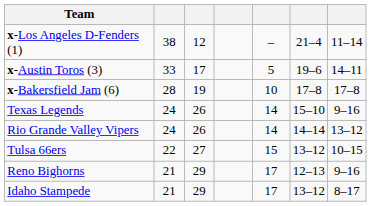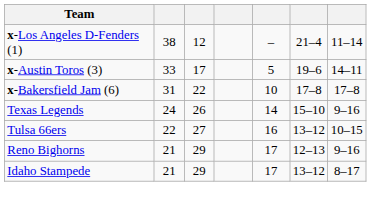(169, 89) 28 -> (169, 89) 31
(199, 89) 19 -> (199, 89) 22
- row: (73, 130)
(271, 150) 15 -> (271, 130) 16
